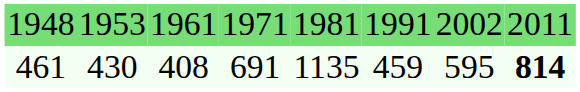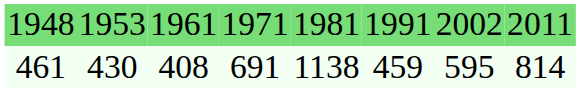(327, 66) 1135 -> (327, 66) 1138
(540, 66) bold -> (540, 66) normal
